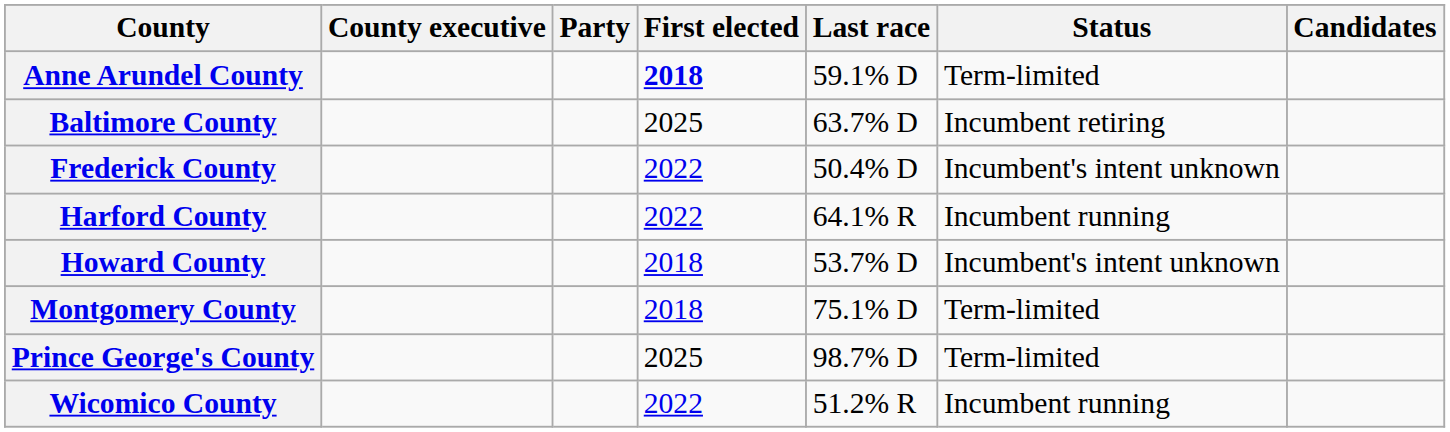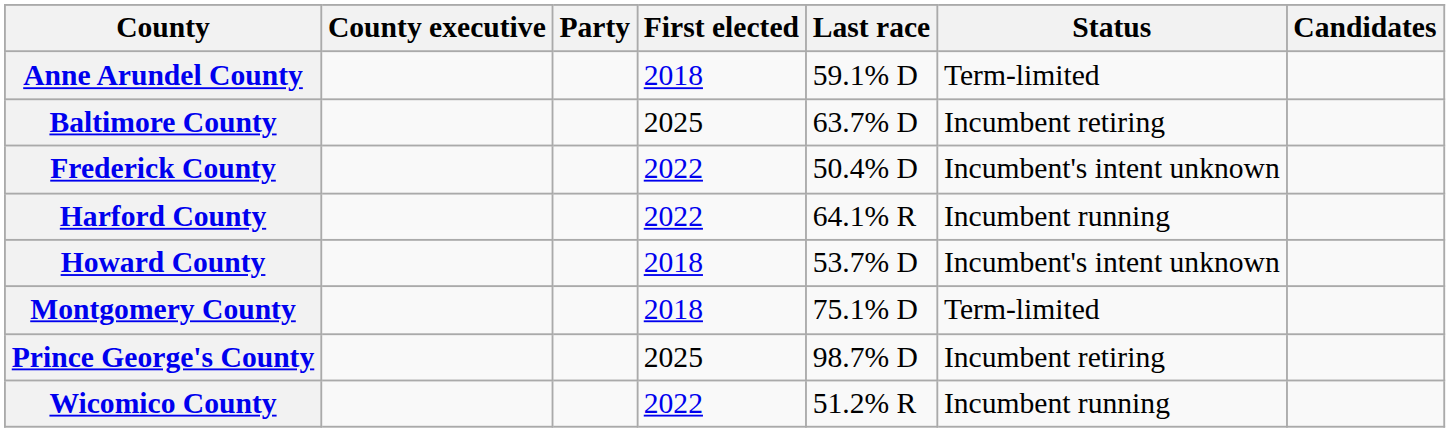(673, 74) bold -> (673, 74) normal
(1022, 356) Term-limited -> (1054, 356) Incumbent retiring
